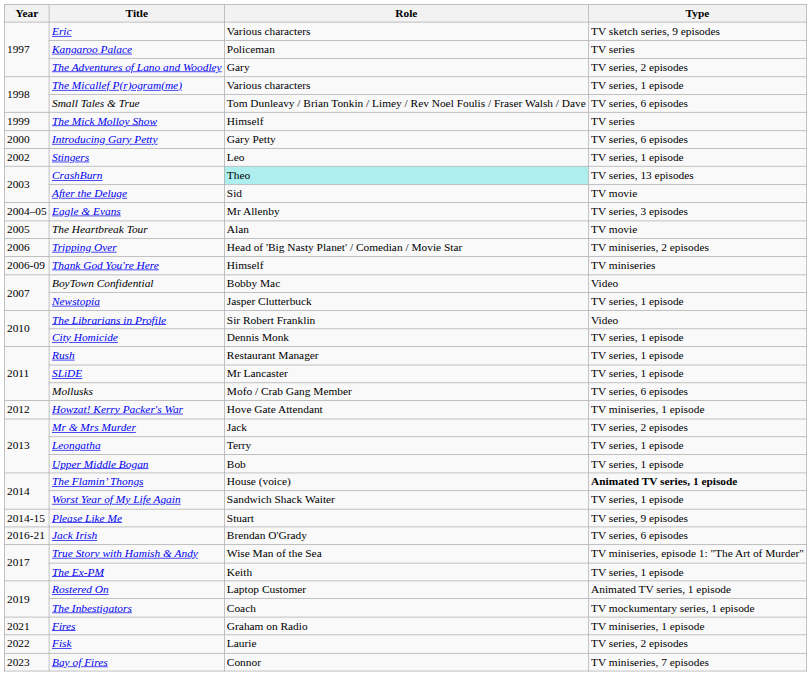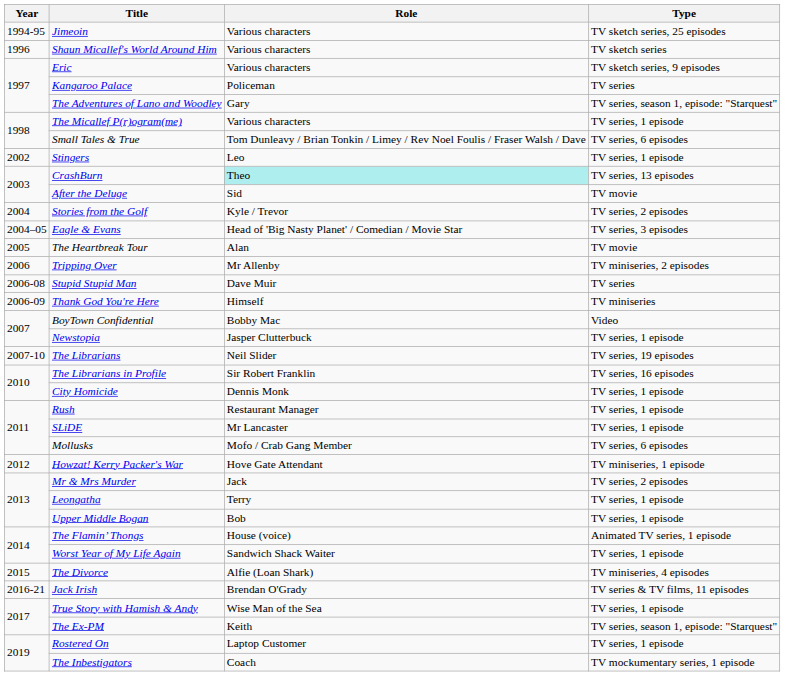+ row: (70, 31)
+ row: (134, 49)
(640, 67) TV series, 2 episodes -> (684, 103) TV series, season 1, episode: "Starquest"
- row: (104, 121)
- row: (105, 139)
+ row: (100, 211)
(253, 211) Mr Allenby -> (345, 229) Head of 'Big Nasty Planet' / Comedian / Movie Star
(345, 247) Head of 'Big Nasty Planet' / Comedian / Movie Star -> (253, 265) Mr Allenby
+ row: (94, 283)
+ row: (86, 355)
(605, 319) Video -> (642, 373) TV series, 16 episodes
(664, 481) bold -> (661, 535) normal
- row: (87, 517)
+ row: (80, 572)
(640, 535) TV series, 6 episodes -> (670, 590) TV series & TV films, 11 episodes
(698, 553) TV miniseries, episode 1: "The Art of Murder" -> (637, 608) TV series, 1 episode
(637, 572) TV series, 1 episode -> (684, 626) TV series, season 1, episode: "Starquest"
(661, 590) Animated TV series, 1 episode -> (637, 644) TV series, 1 episode
- row: (64, 626)
- row: (62, 644)
- row: (80, 662)
